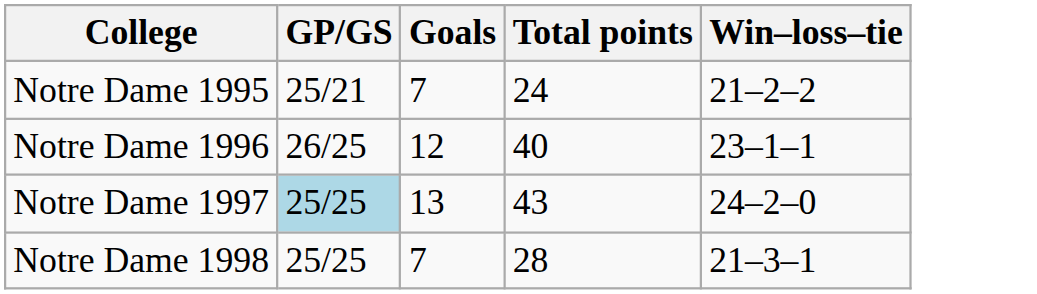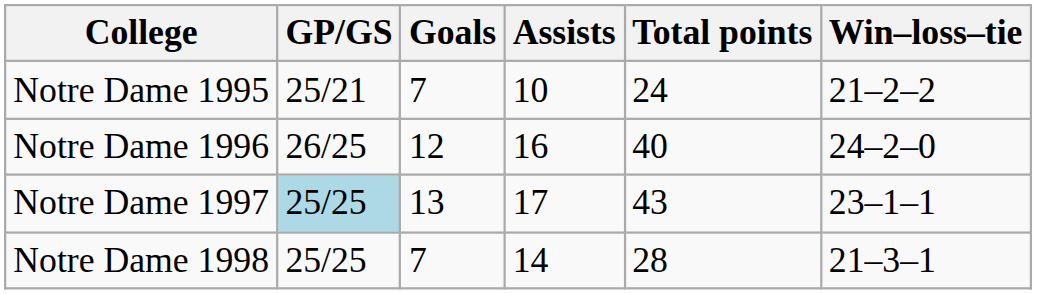+ column: (564, 32)
(763, 145) 23–1–1 -> (882, 145) 24–2–0
(763, 202) 24–2–0 -> (882, 202) 23–1–1
